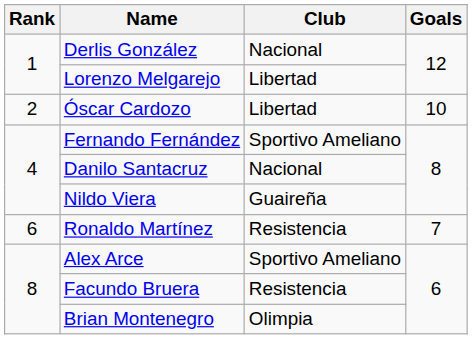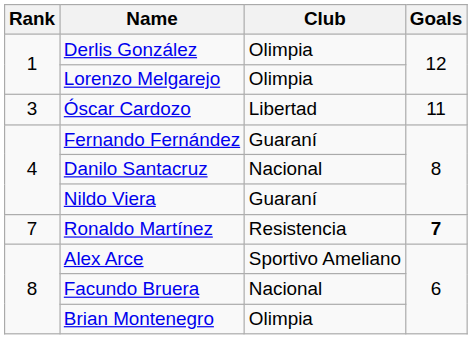(286, 49) Nacional -> (281, 49) Olimpia
(283, 79) Libertad -> (281, 79) Olimpia
(32, 109) 2 -> (32, 109) 3
(436, 109) 10 -> (436, 109) 11
(325, 139) Sportivo Ameliano -> (283, 139) Guaraní
(288, 199) Guaireña -> (283, 199) Guaraní
(32, 229) 6 -> (32, 229) 7
(436, 229) normal -> (436, 229) bold
(298, 288) Resistencia -> (286, 288) Nacional
